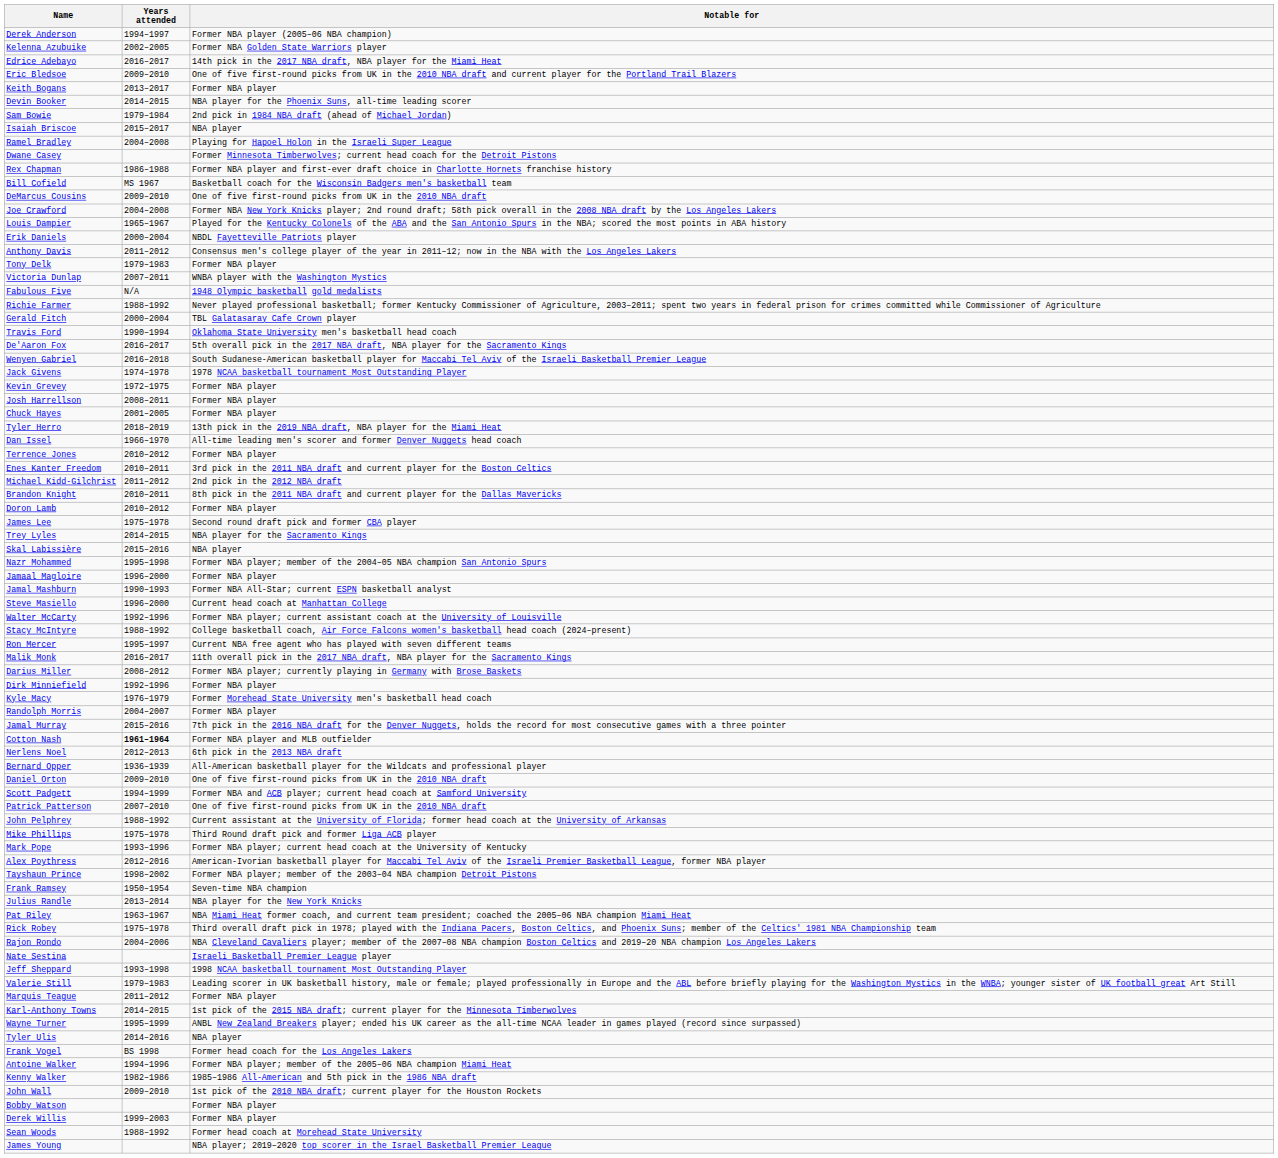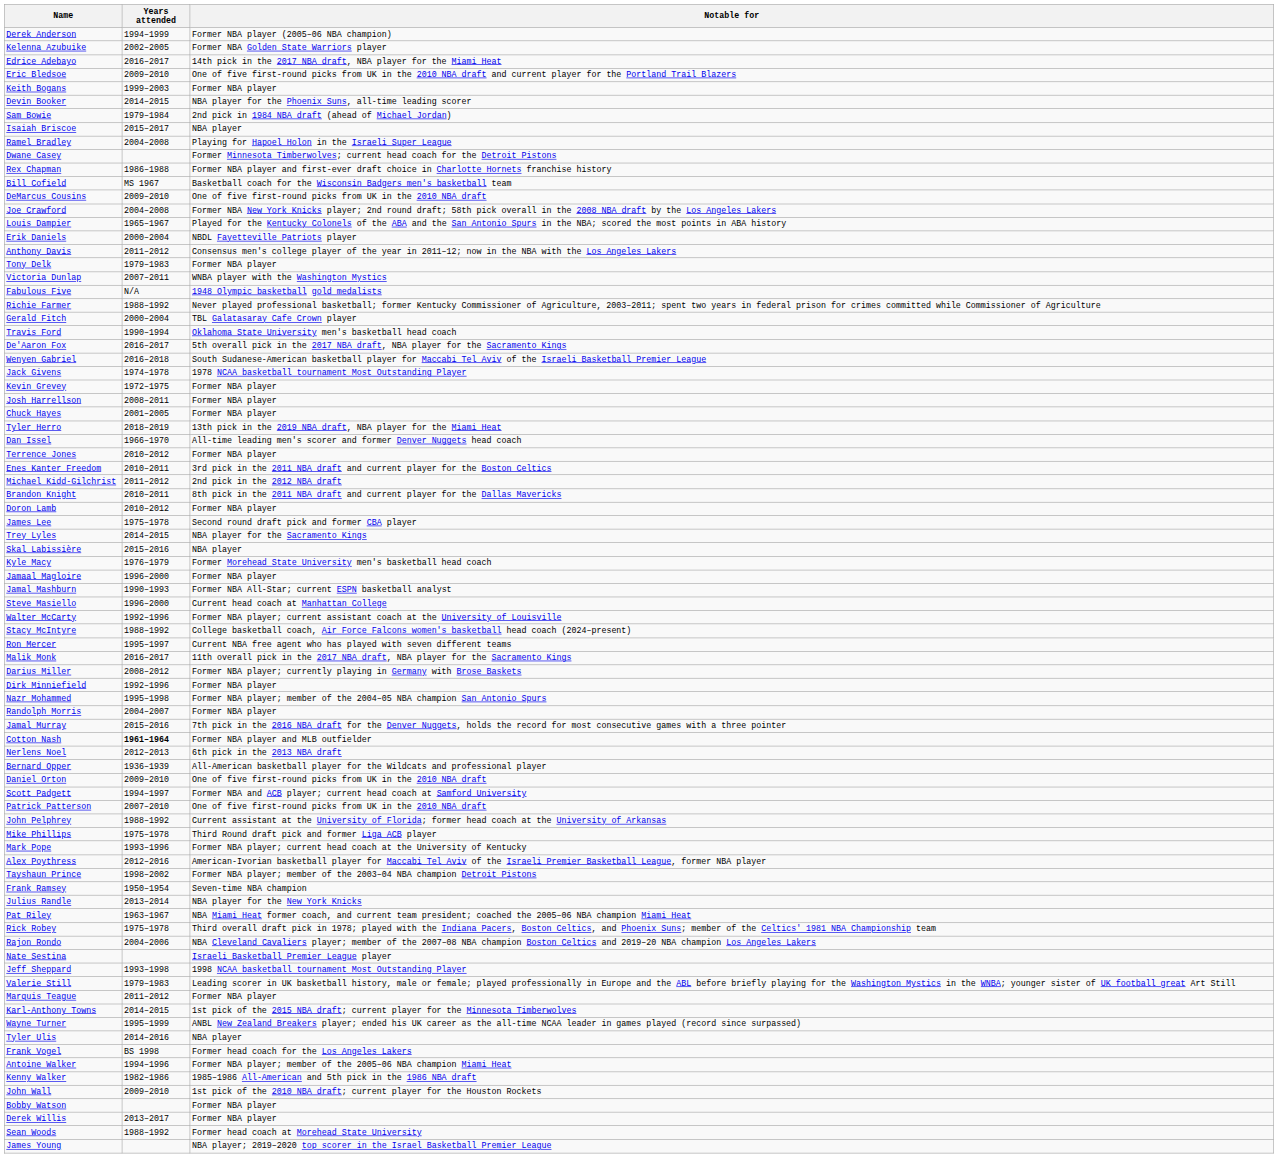(146, 34) 1994–1997 -> (146, 34) 1994–1999
(146, 88) 2013–2017 -> (146, 88) 1999–2003
rows swapped: (29, 699) <-> (39, 563)
(146, 794) 1994–1999 -> (146, 794) 1994–1997
(146, 1119) 1999–2003 -> (146, 1119) 2013–2017
